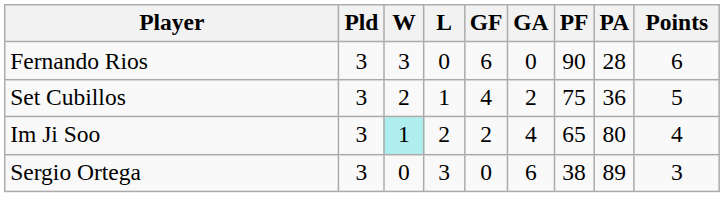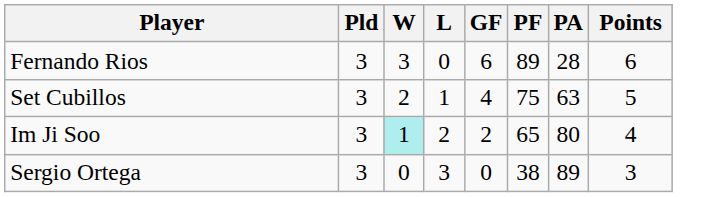- column: (531, 23)
(574, 60) 90 -> (528, 60) 89
(614, 97) 36 -> (568, 97) 63
